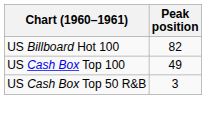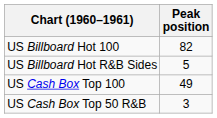+ row: (82, 65)
